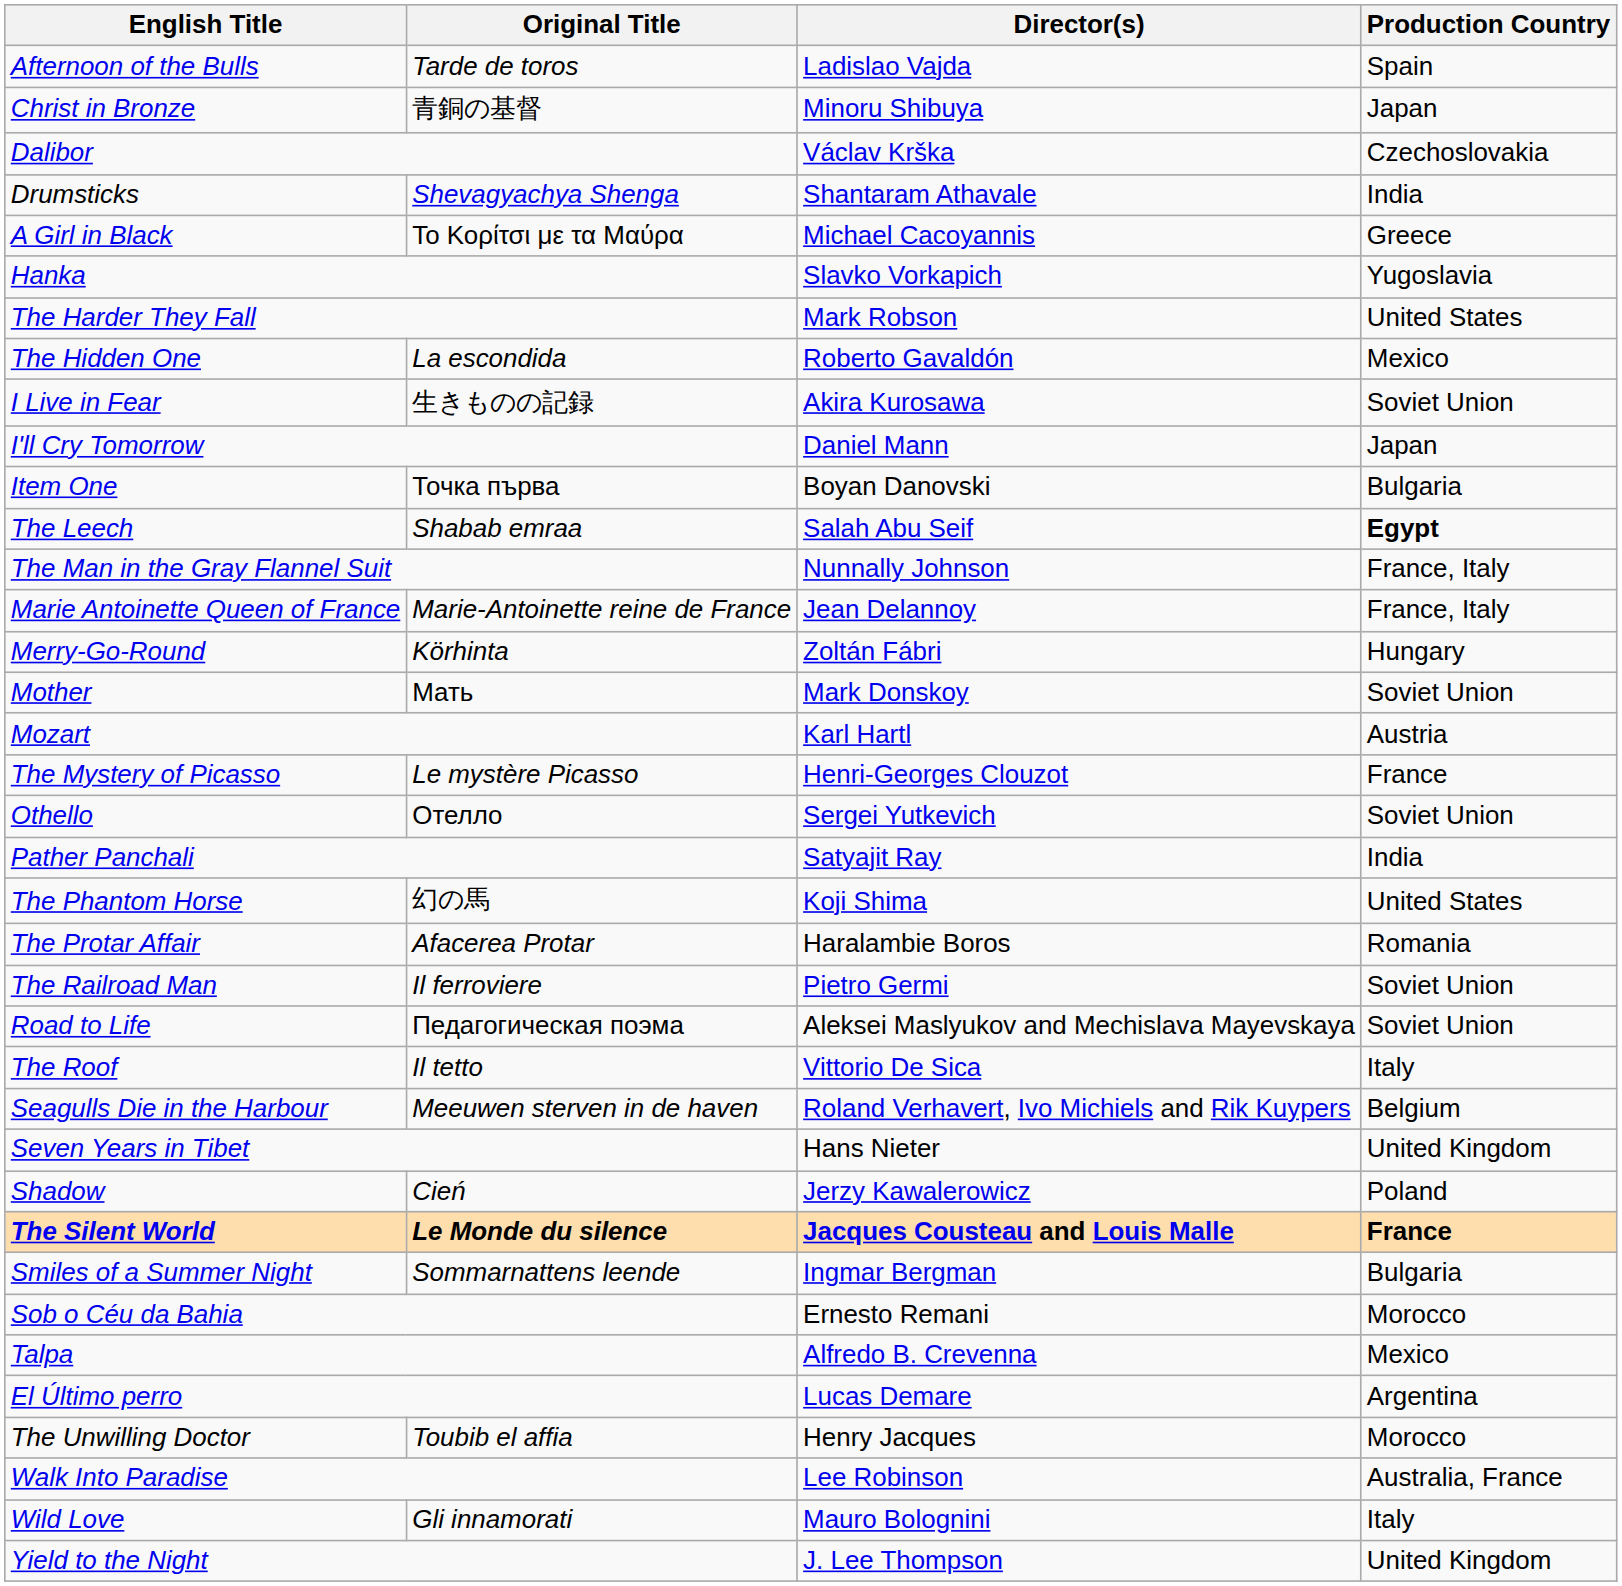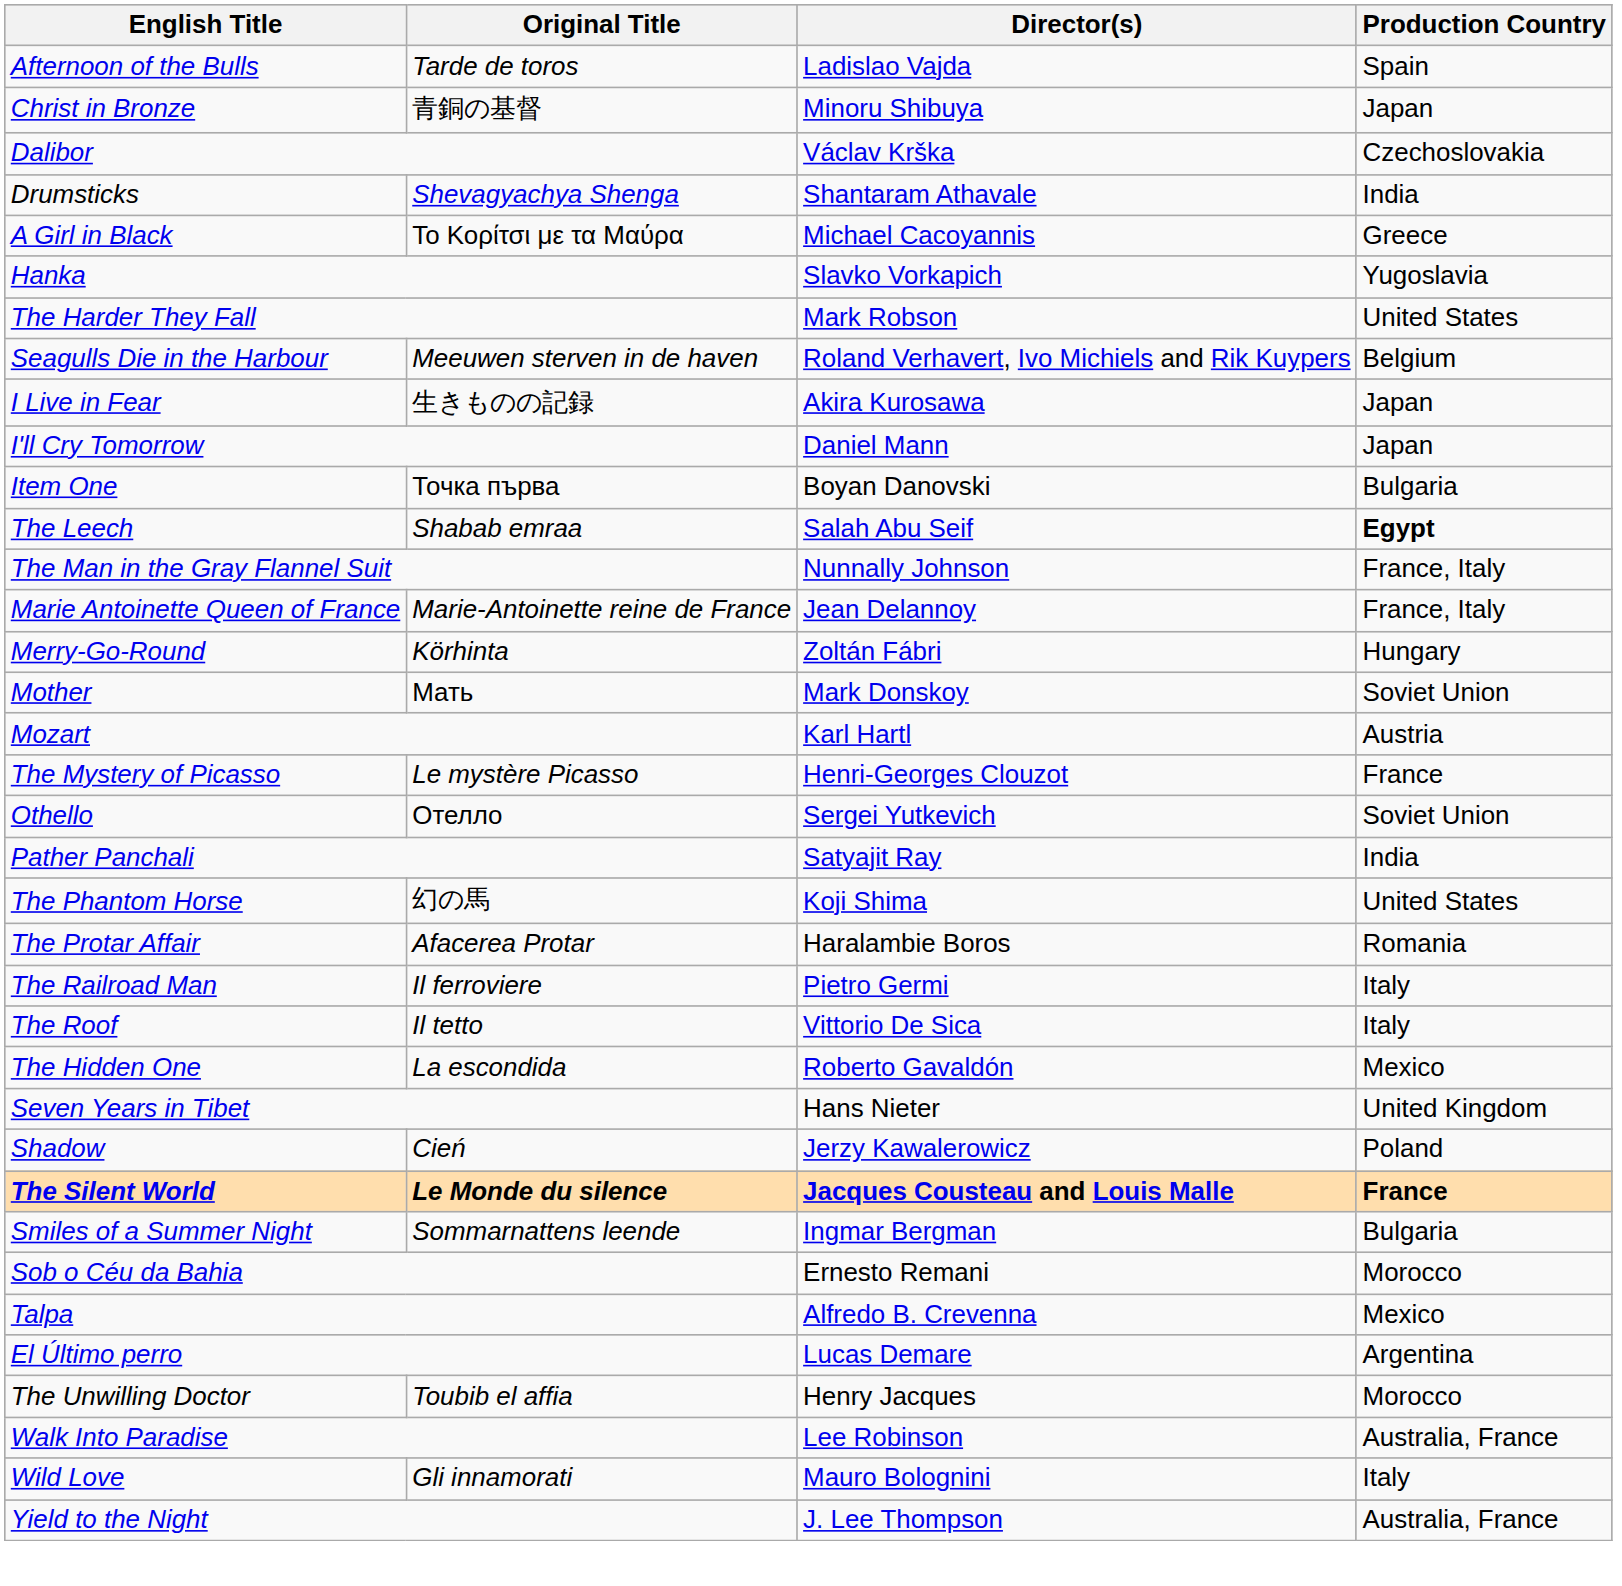rows swapped: (106, 358) <-> (169, 1108)
(1440, 402) Soviet Union -> (1398, 402) Japan
(1440, 985) Soviet Union -> (1386, 985) Italy
- row: (81, 1026)
(1459, 1560) United Kingdom -> (1461, 1519) Australia, France
